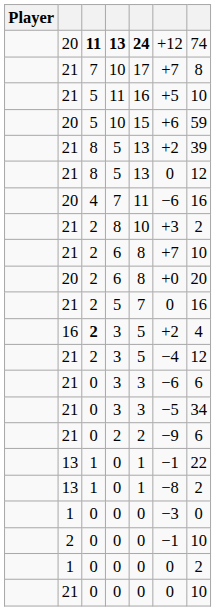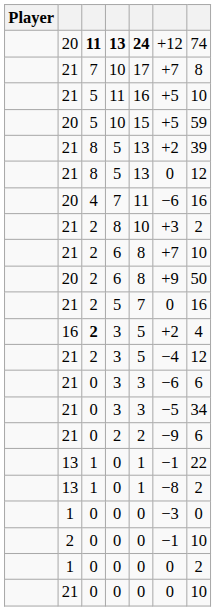(170, 122) +6 -> (170, 122) +5
(170, 278) +0 -> (170, 278) +9
(199, 278) 20 -> (199, 278) 50
